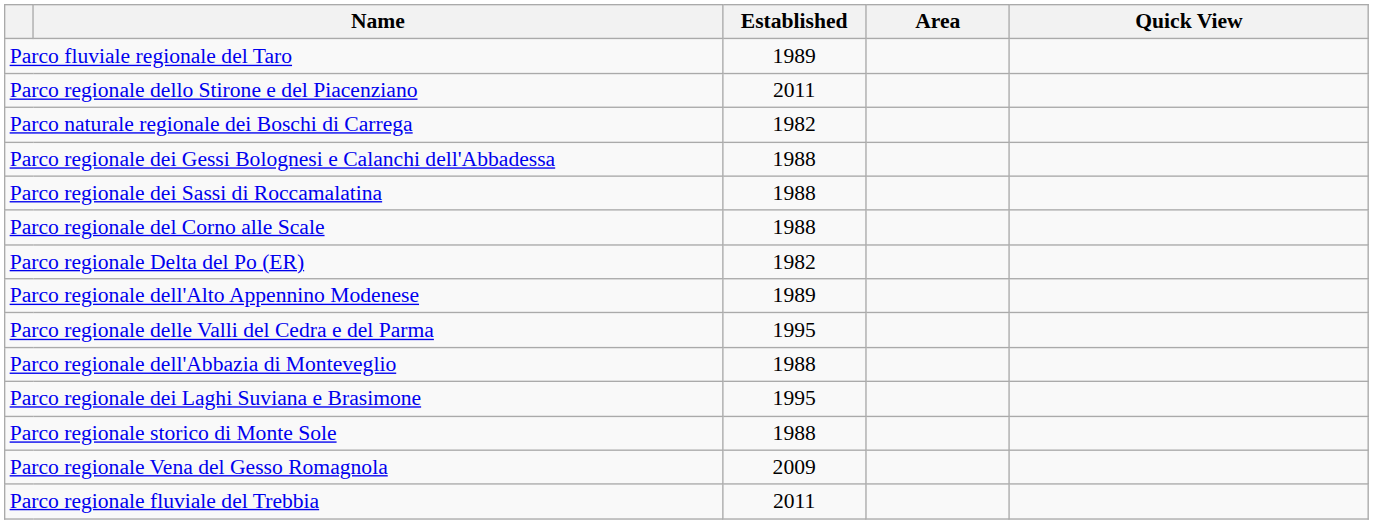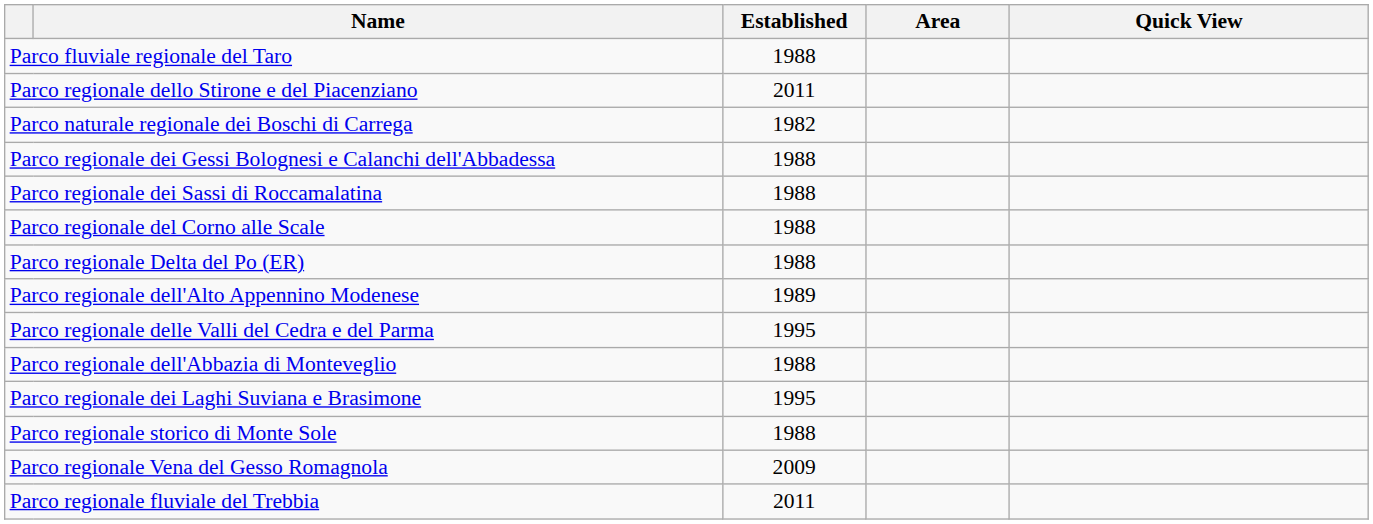(794, 55) 1989 -> (794, 55) 1988
(794, 261) 1982 -> (794, 261) 1988
